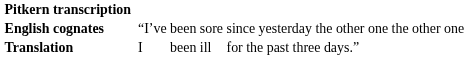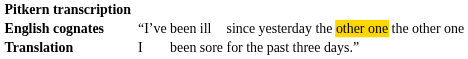(211, 28) sore -> (206, 28) ill
(362, 28) no background -> (362, 28) gold background
(206, 47) ill -> (211, 47) sore
